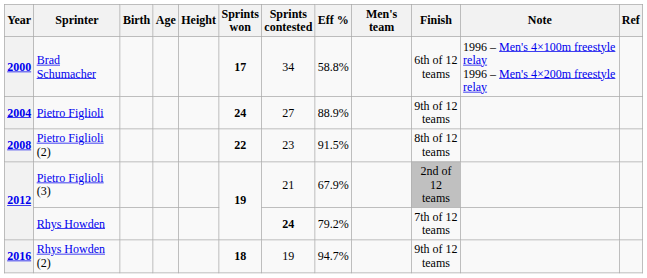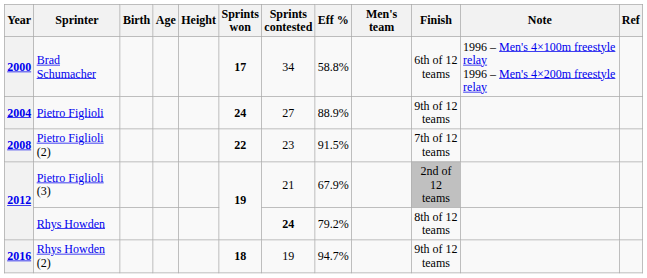(436, 145) 8th of 12 teams -> (436, 145) 7th of 12 teams
(436, 223) 7th of 12 teams -> (436, 223) 8th of 12 teams
